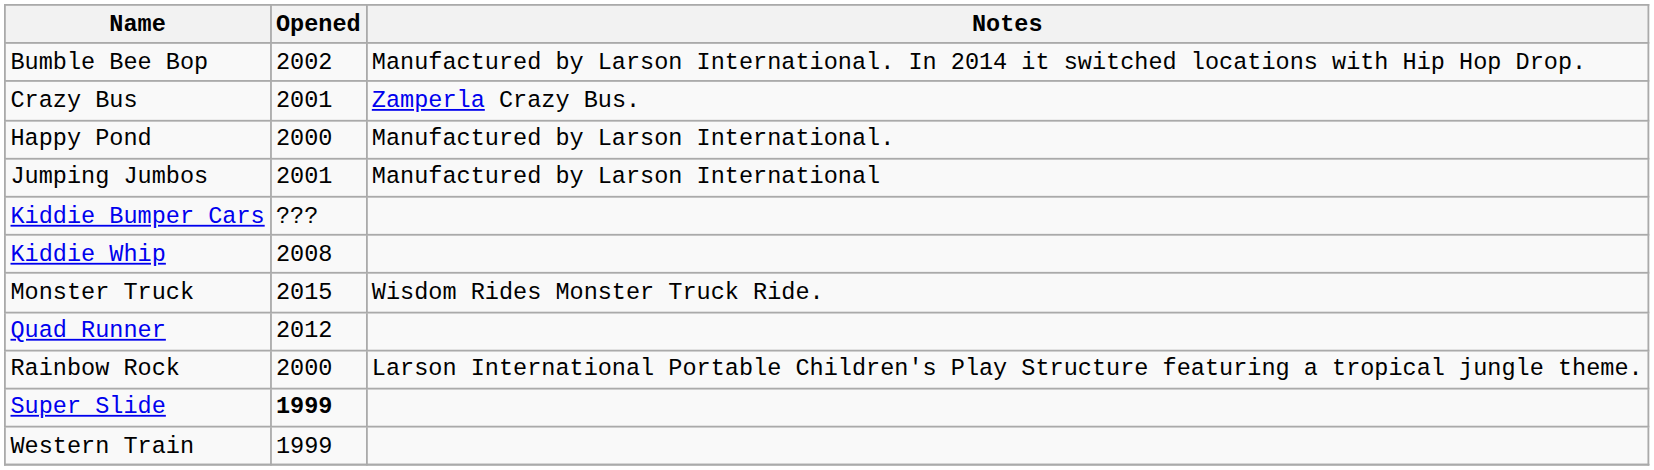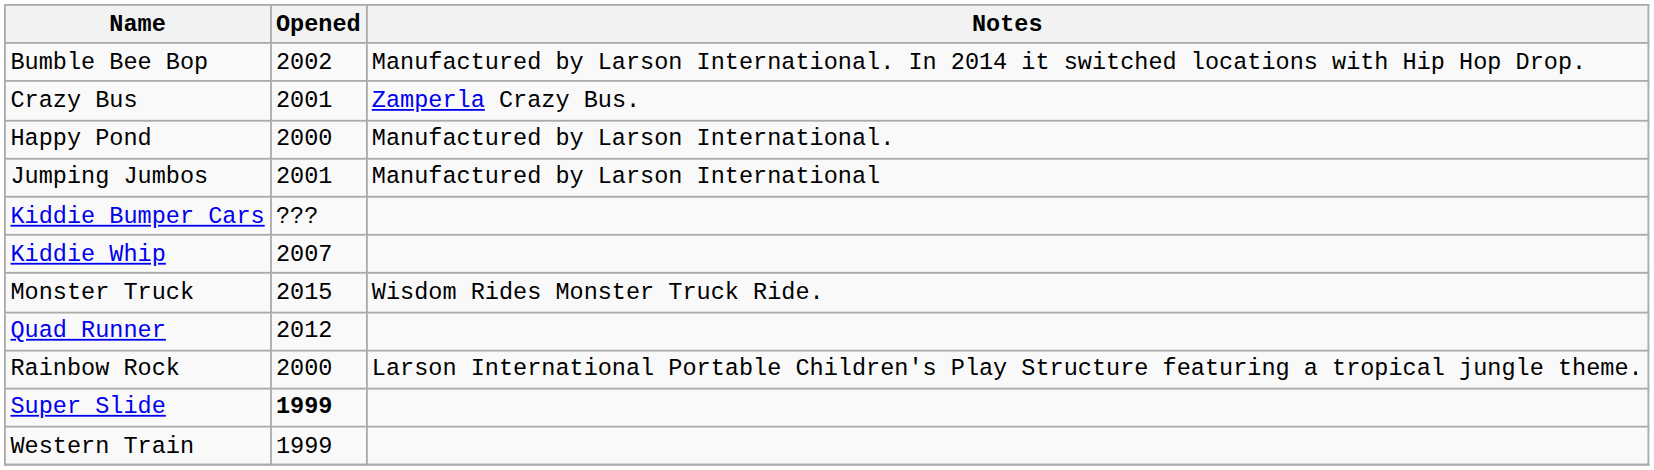(304, 254) 2008 -> (304, 254) 2007
